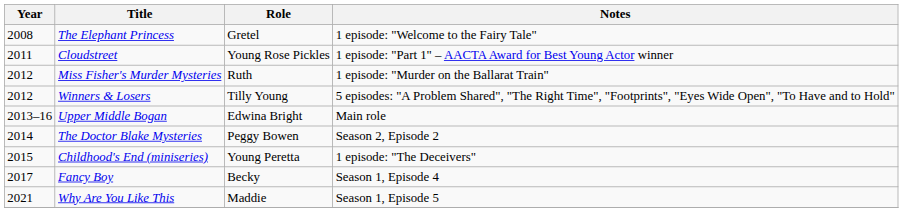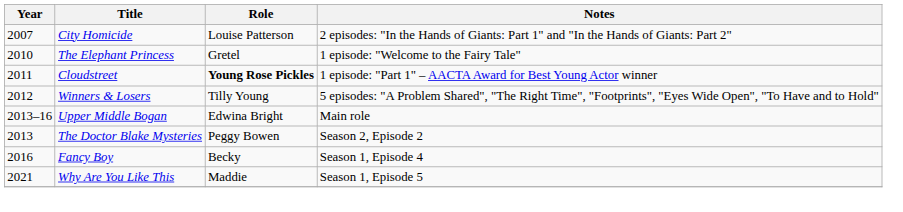+ row: (95, 34)
(20, 34) 2008 -> (20, 55) 2010
(279, 55) normal -> (261, 75) bold
- row: (140, 75)
(20, 136) 2014 -> (20, 136) 2013
- row: (133, 156)
(20, 177) 2017 -> (20, 156) 2016
